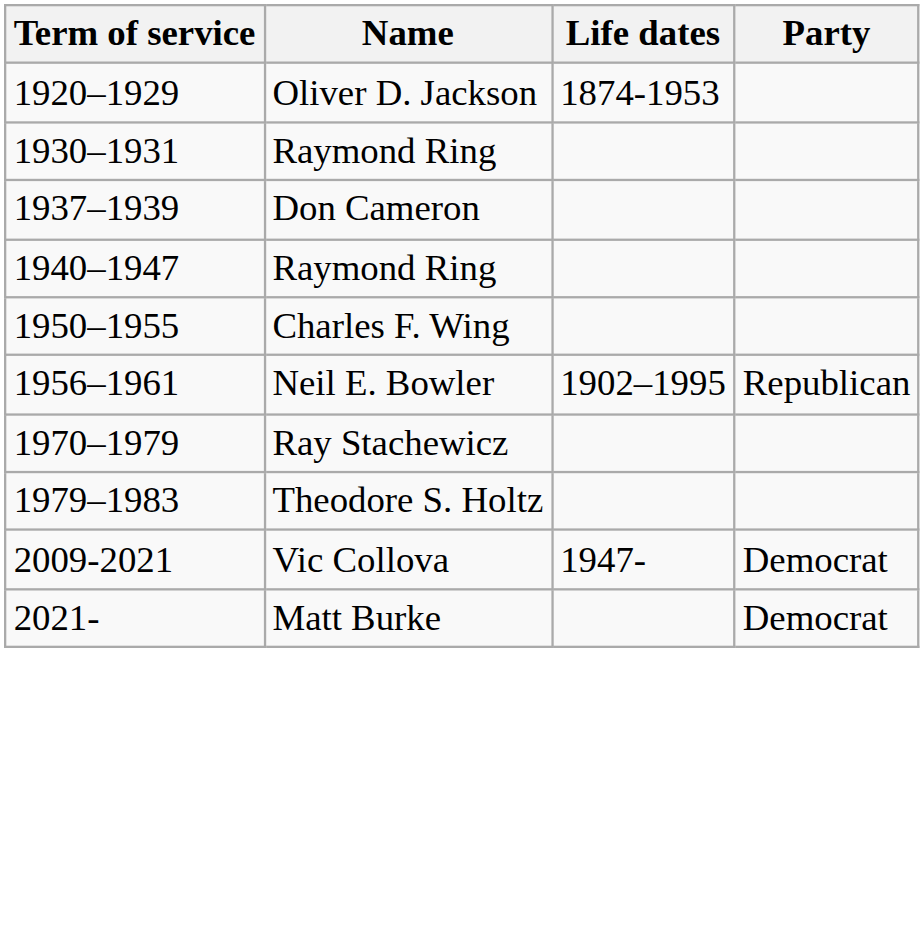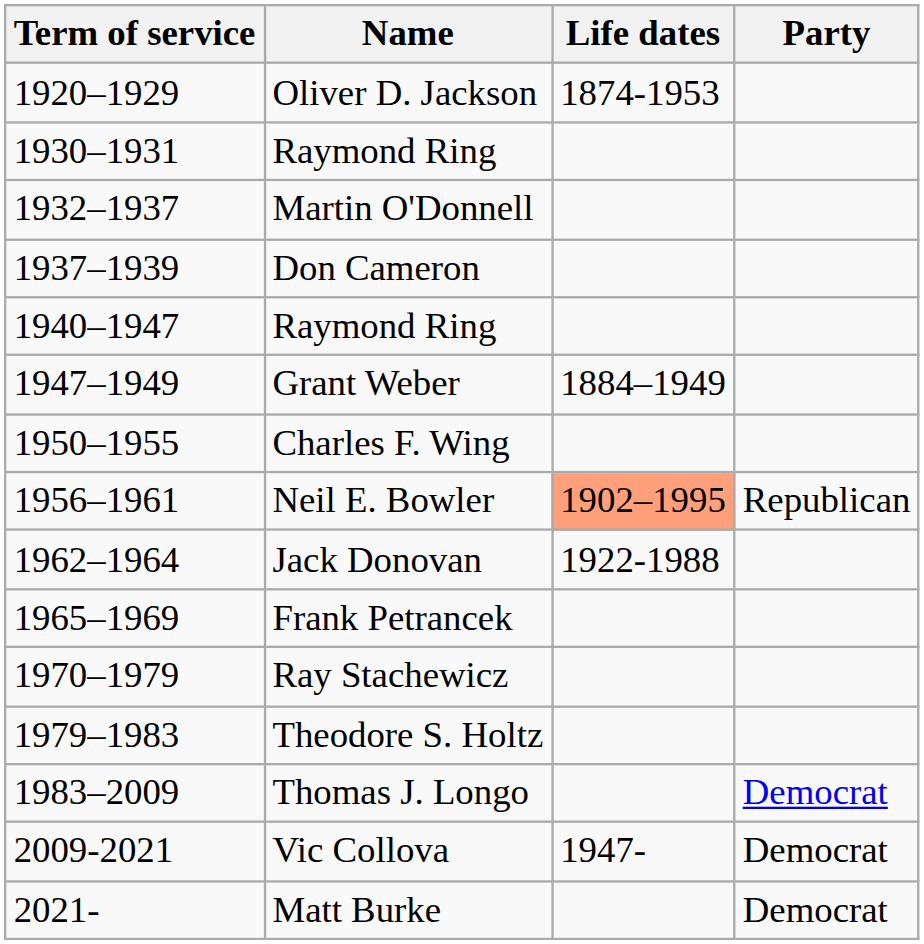+ row: (96, 208)
+ row: (96, 383)
(643, 383) no background -> (643, 500) lightsalmon background
+ row: (96, 558)
+ row: (96, 617)
+ row: (96, 792)
